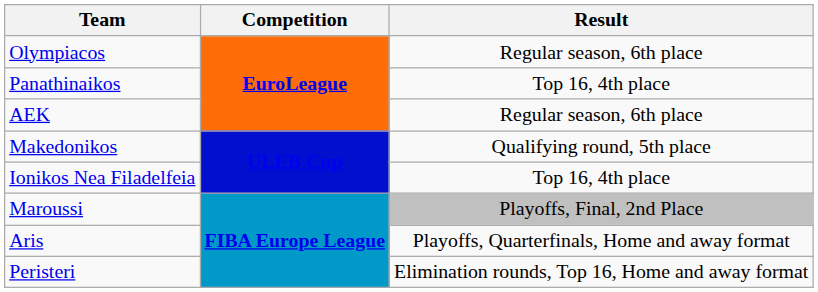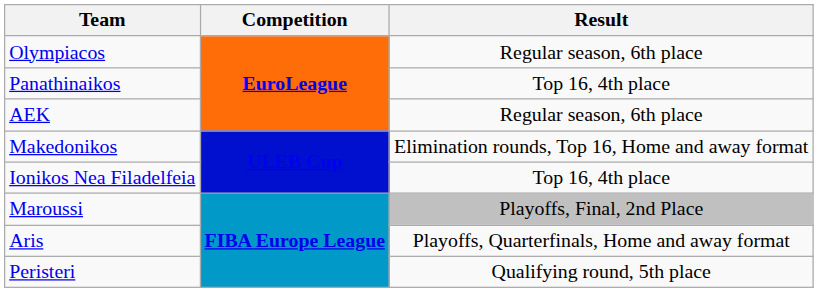(601, 146) Qualifying round, 5th place -> (601, 146) Elimination rounds, Top 16, Home and away format
(601, 271) Elimination rounds, Top 16, Home and away format -> (601, 271) Qualifying round, 5th place
